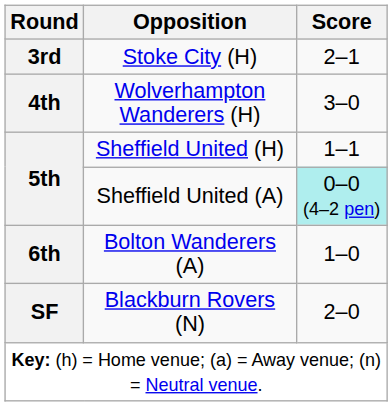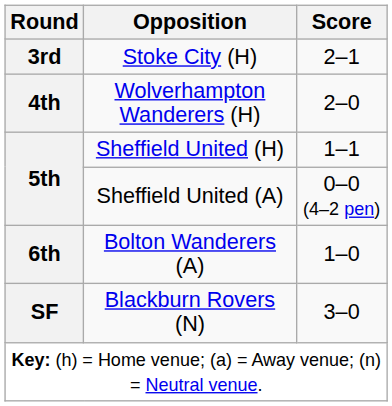(342, 102) 3–0 -> (342, 102) 2–0
(342, 195) paleturquoise background -> (342, 195) no background
(342, 312) 2–0 -> (342, 312) 3–0
